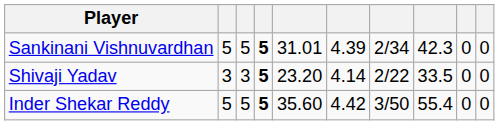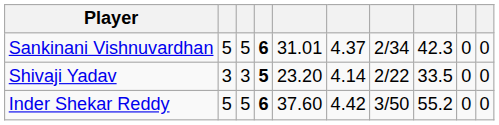(264, 47) 5 -> (264, 47) 6
(348, 47) 4.39 -> (348, 47) 4.37
(264, 104) 5 -> (264, 104) 6
(300, 104) 35.60 -> (300, 104) 37.60
(435, 104) 55.4 -> (435, 104) 55.2
